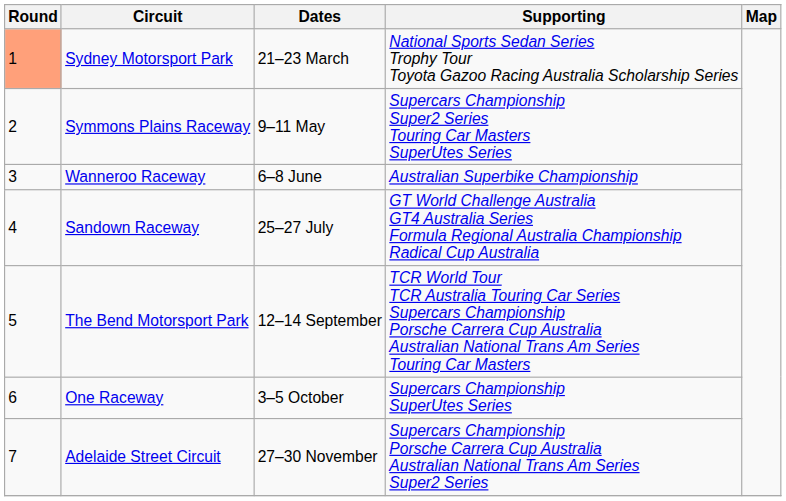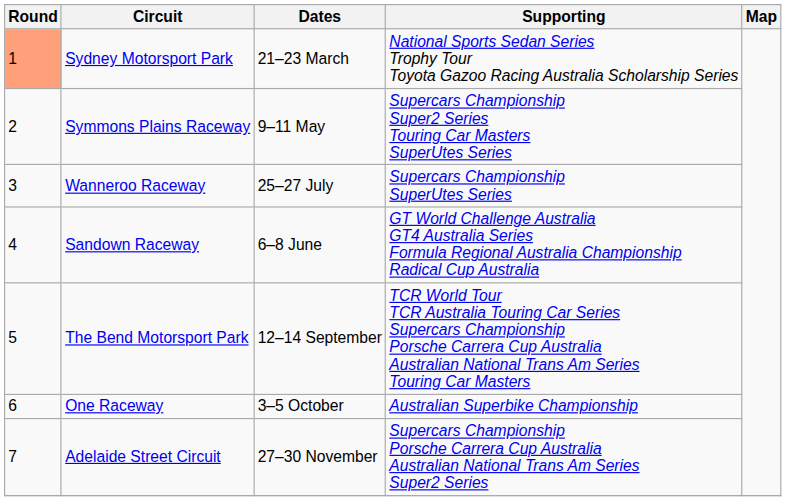(290, 177) 6–8 June -> (295, 185) 25–27 July
(514, 177) Australian Superbike Championship -> (477, 185) Supercars Championship SuperUtes Series
(295, 227) 25–27 July -> (290, 244) 6–8 June
(477, 397) Supercars Championship SuperUtes Series -> (514, 406) Australian Superbike Championship
